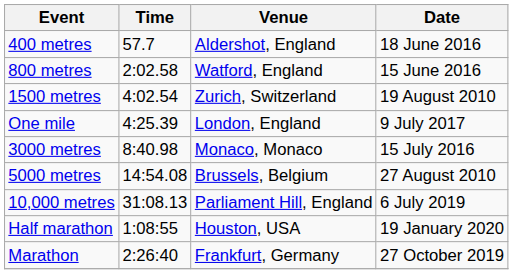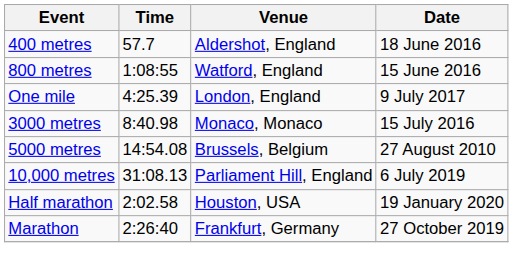(150, 70) 2:02.58 -> (150, 70) 1:08:55
- row: (55, 96)
(150, 228) 1:08:55 -> (150, 202) 2:02.58
